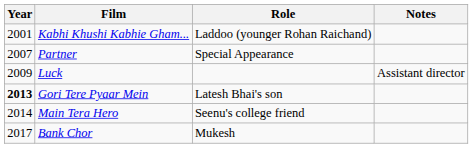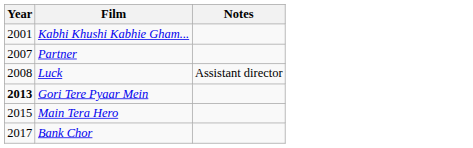- column: (283, 14)
(20, 73) 2009 -> (20, 73) 2008
(20, 113) 2014 -> (20, 113) 2015
